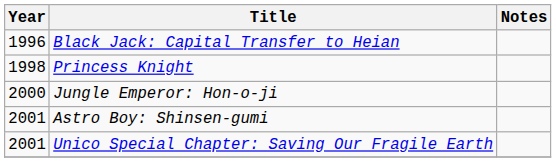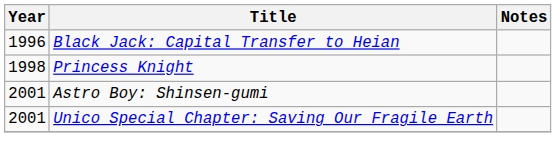- row: (166, 94)
